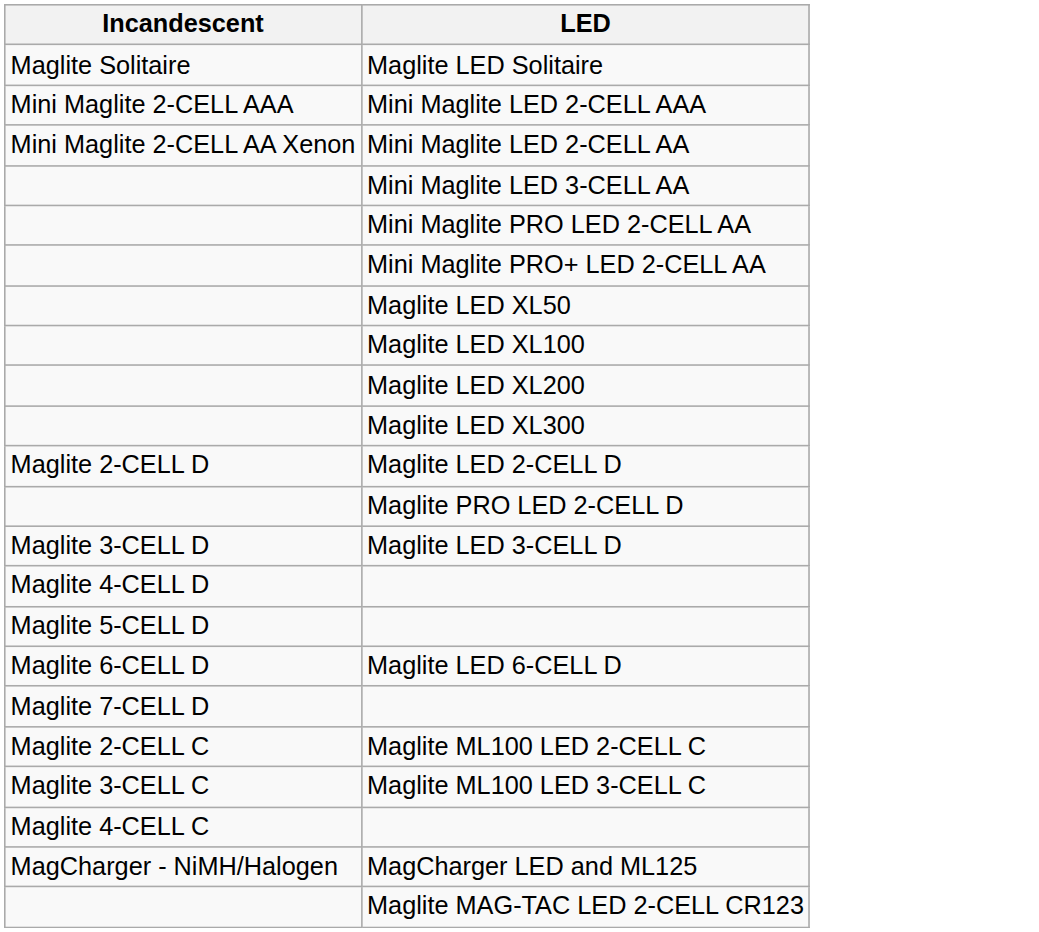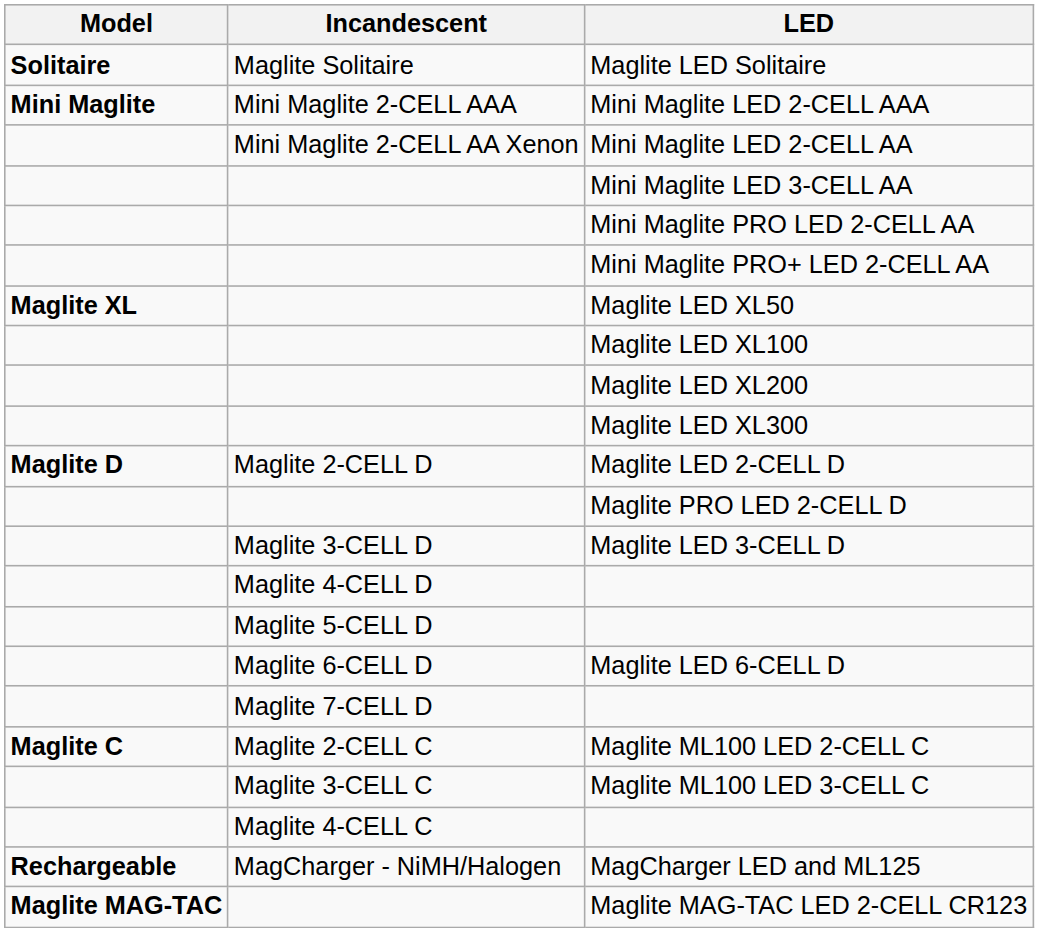+ column: (116, 24)
